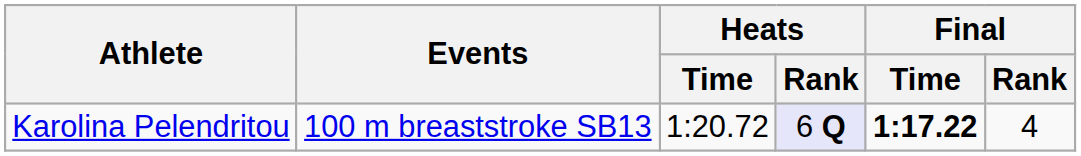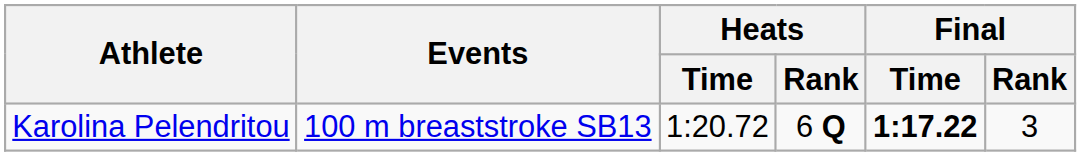(821, 127) lavender background -> (821, 127) no background
(1030, 127) 4 -> (1030, 127) 3
